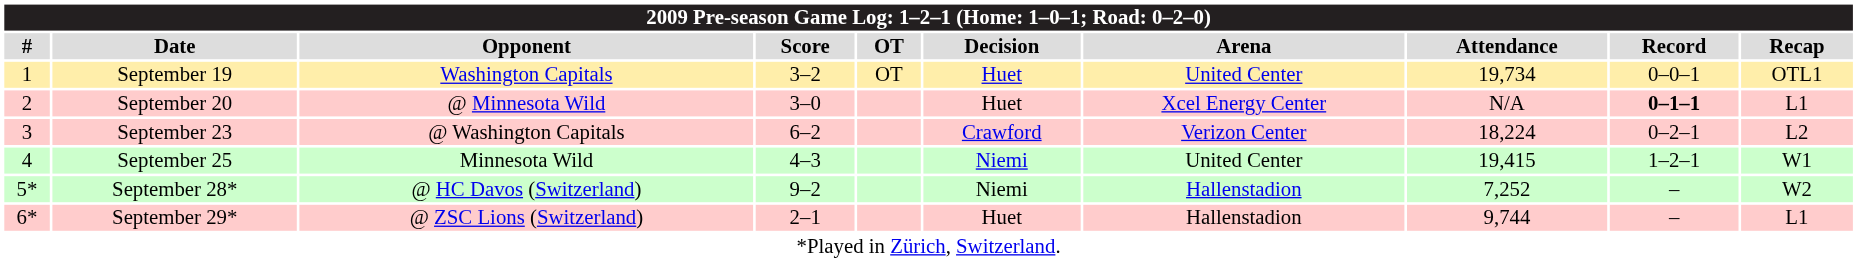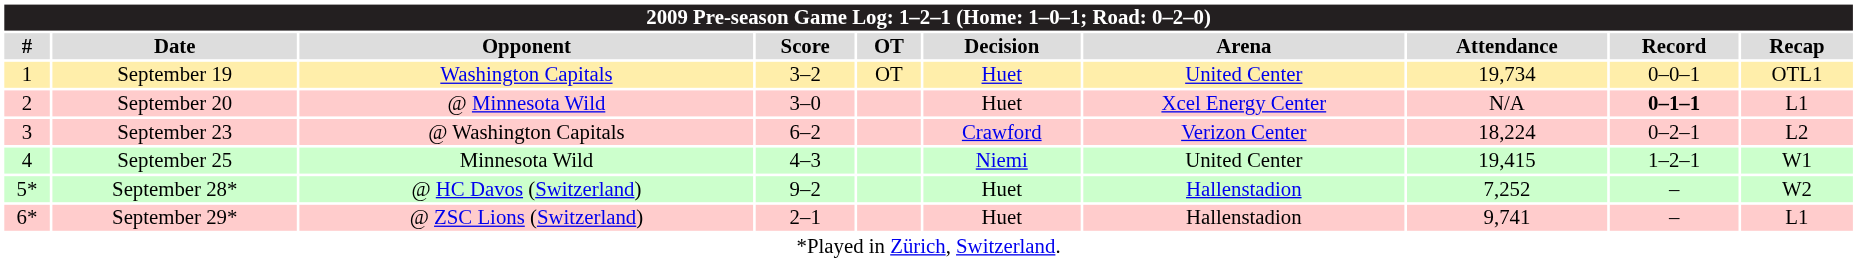(1002, 189) Niemi -> (1002, 189) Huet
(1507, 217) 9,744 -> (1507, 217) 9,741
